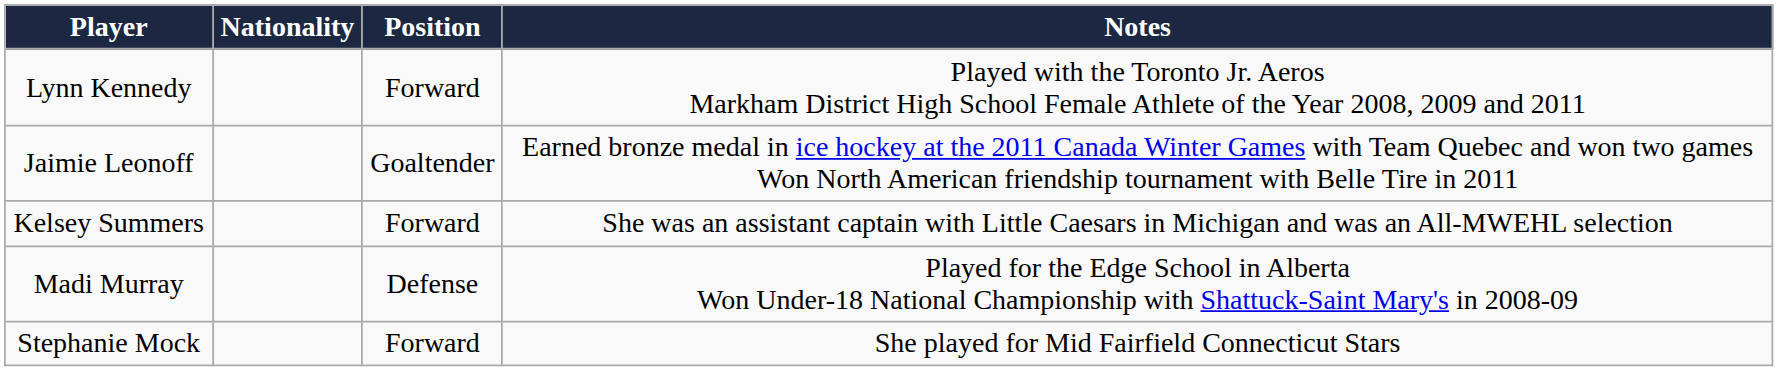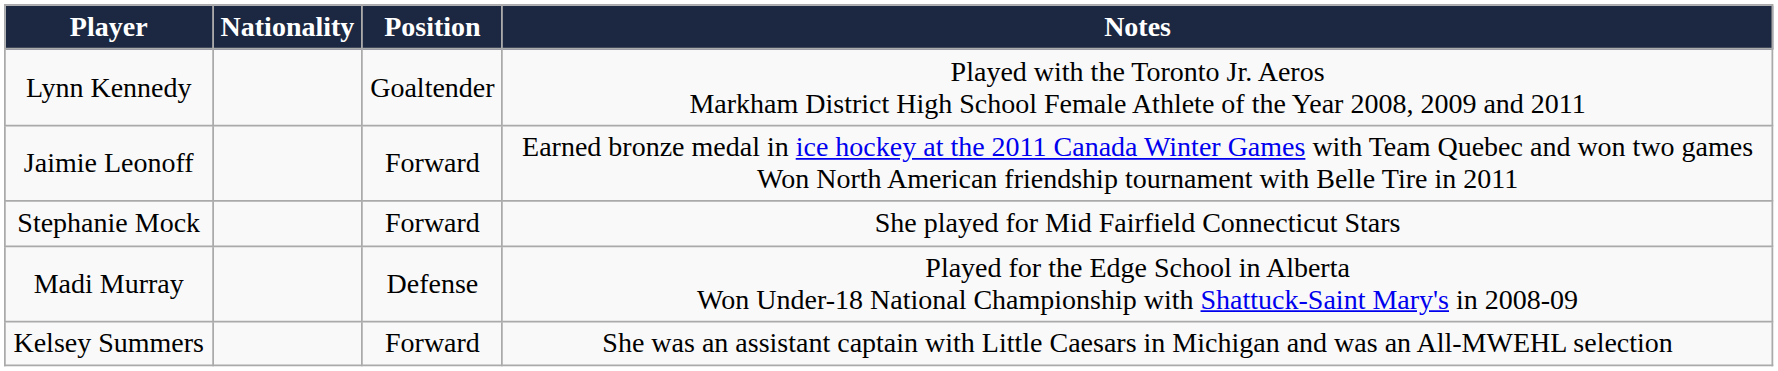(432, 86) Forward -> (432, 86) Goaltender
(432, 162) Goaltender -> (432, 162) Forward
rows swapped: (109, 343) <-> (109, 222)
